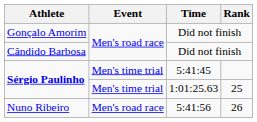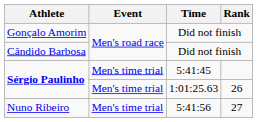(237, 89) 25 -> (237, 89) 26
(128, 108) Men's road race -> (127, 108) Men's time trial
(237, 108) 26 -> (237, 108) 27
